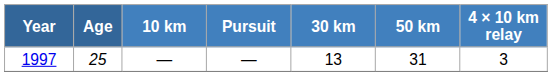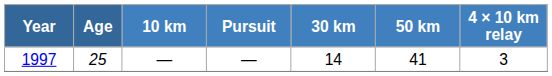(333, 59) 13 -> (333, 59) 14
(418, 59) 31 -> (418, 59) 41
